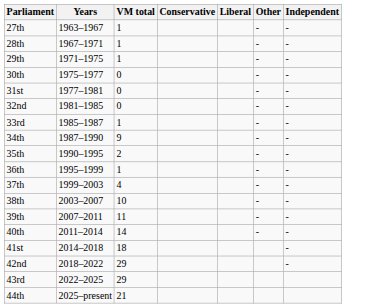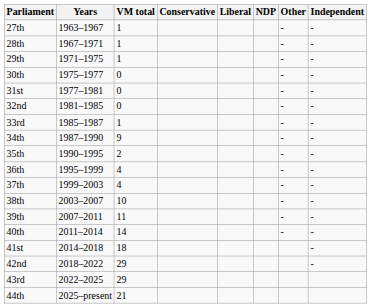+ column: (266, 12)
(119, 169) 1 -> (119, 169) 4
